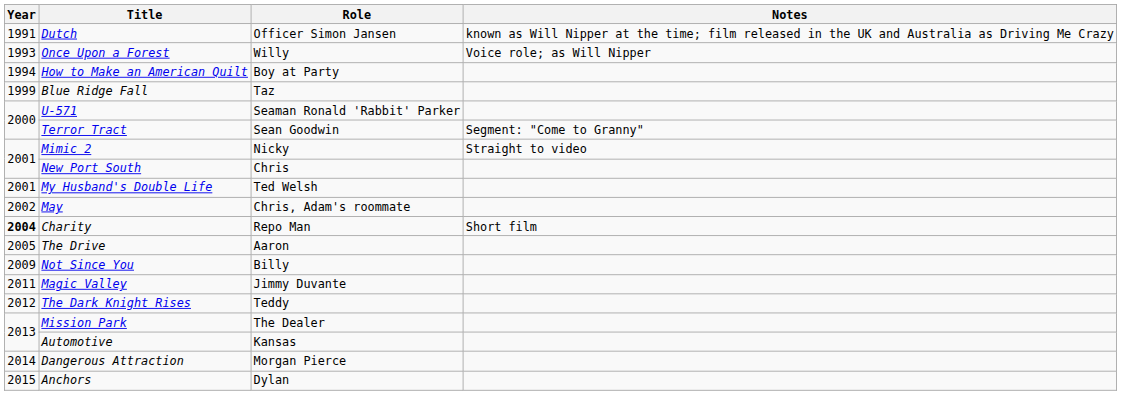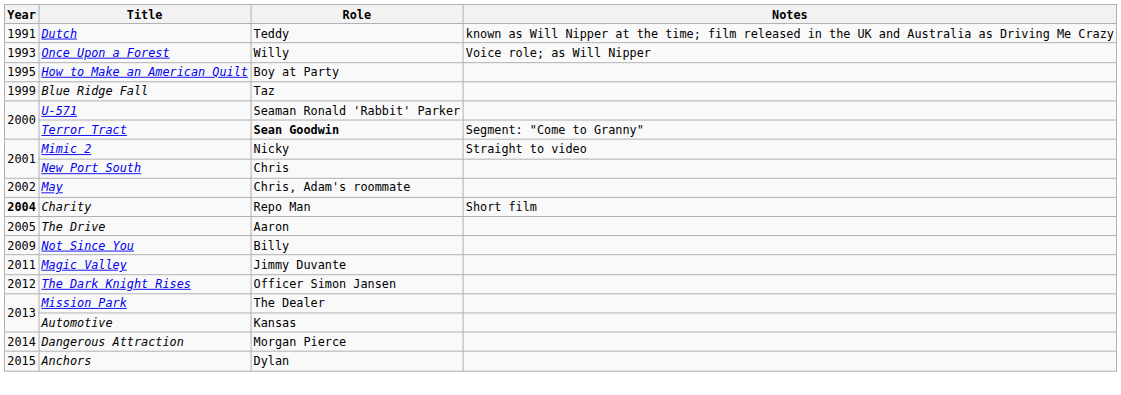(325, 33) Officer Simon Jansen -> (271, 33) Teddy
(22, 72) 1994 -> (22, 72) 1995
(296, 130) normal -> (296, 130) bold
- row: (127, 188)
(271, 303) Teddy -> (325, 284) Officer Simon Jansen
